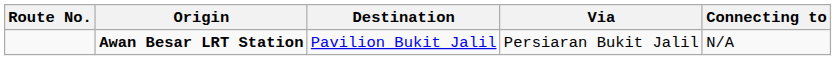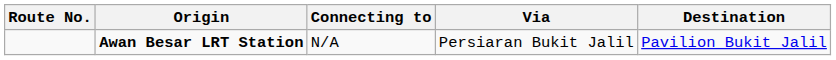columns swapped: (404, 17) <-> (767, 17)
